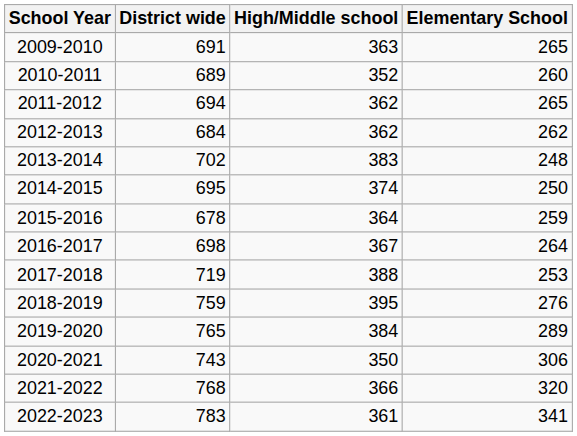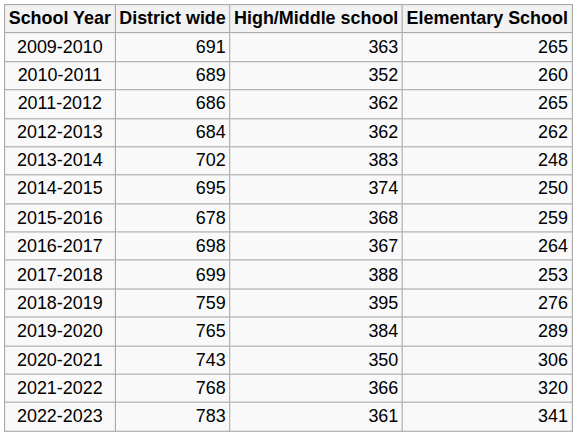(211, 103) 694 -> (211, 103) 686
(383, 217) 364 -> (383, 217) 368
(211, 274) 719 -> (211, 274) 699
